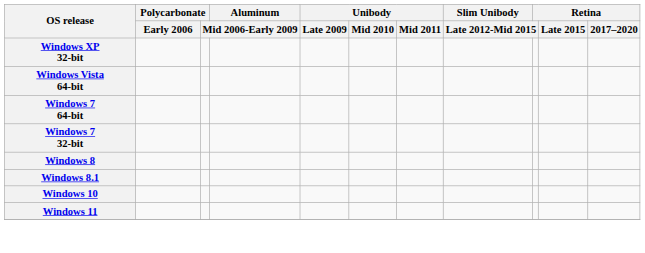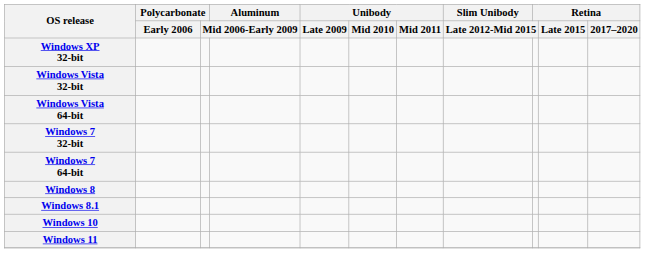+ row: (70, 80)
rows swapped: (70, 138) <-> (70, 109)
